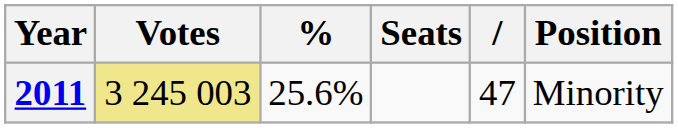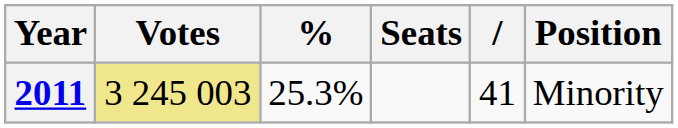(316, 92) 25.6% -> (316, 92) 25.3%
(497, 92) 47 -> (497, 92) 41
